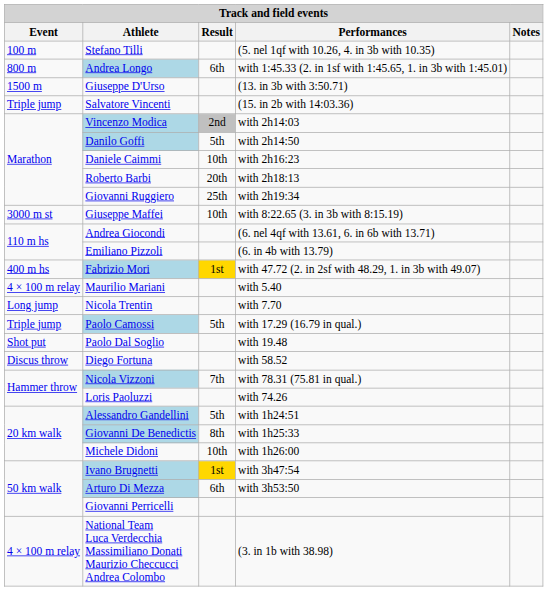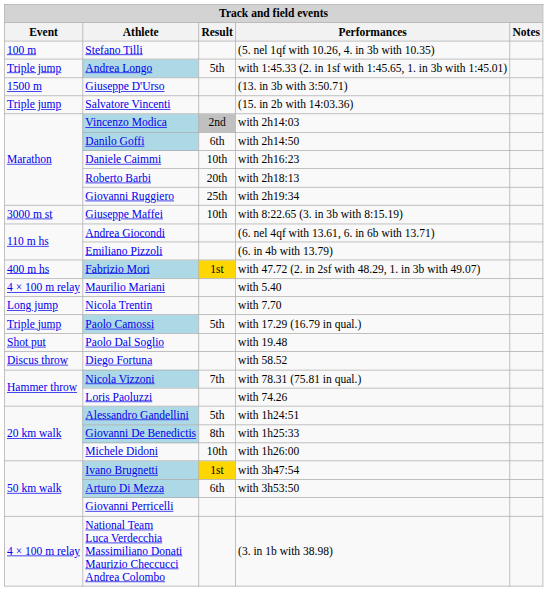(22, 68) 800 m -> (34, 68) Triple jump
(217, 68) 6th -> (217, 68) 5th
(217, 141) 5th -> (217, 141) 6th
